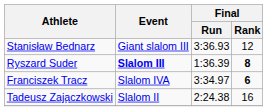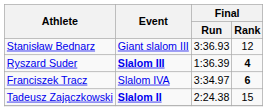(247, 64) 8 -> (247, 64) 4
(139, 97) normal -> (140, 97) bold
(247, 97) 16 -> (247, 97) 15
